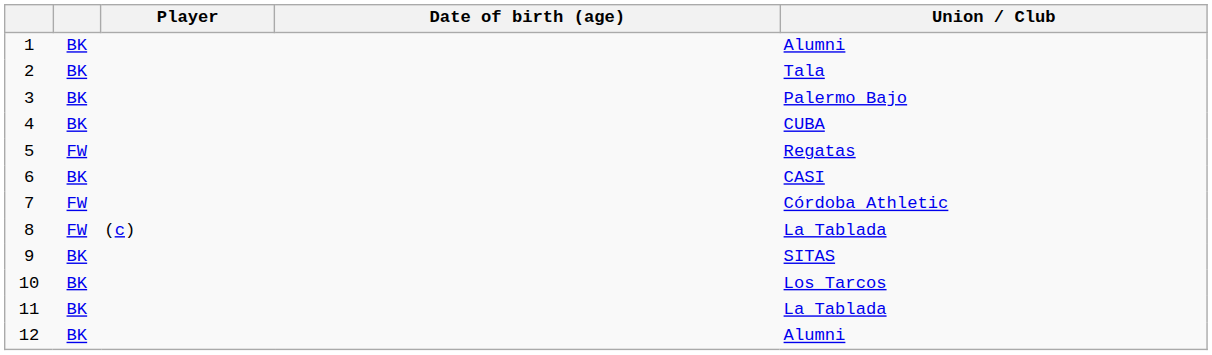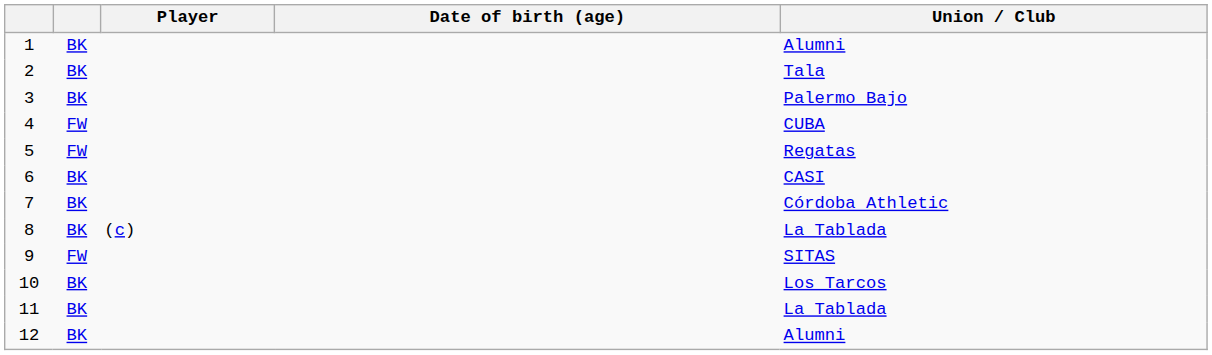(77, 126) BK -> (77, 126) FW
(77, 205) FW -> (77, 205) BK
(77, 231) FW -> (77, 231) BK
(77, 257) BK -> (77, 257) FW
